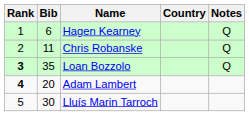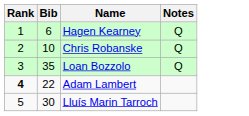- column: (184, 13)
(48, 48) 11 -> (48, 48) 10
(21, 66) bold -> (21, 66) normal
(48, 84) 20 -> (48, 84) 22
